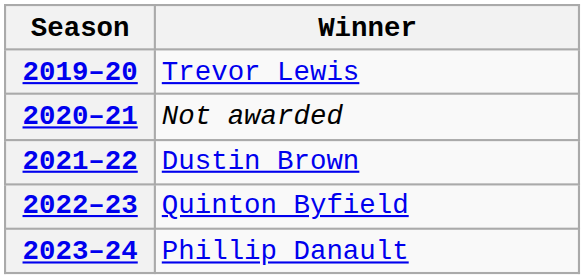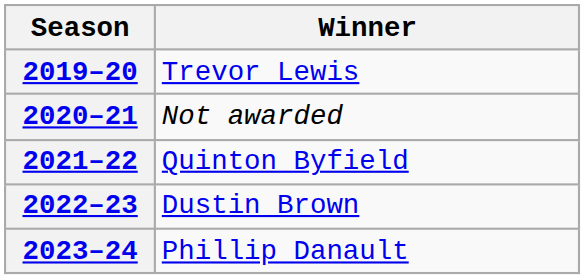(261, 162) Dustin Brown -> (285, 162) Quinton Byfield
(285, 206) Quinton Byfield -> (261, 206) Dustin Brown
